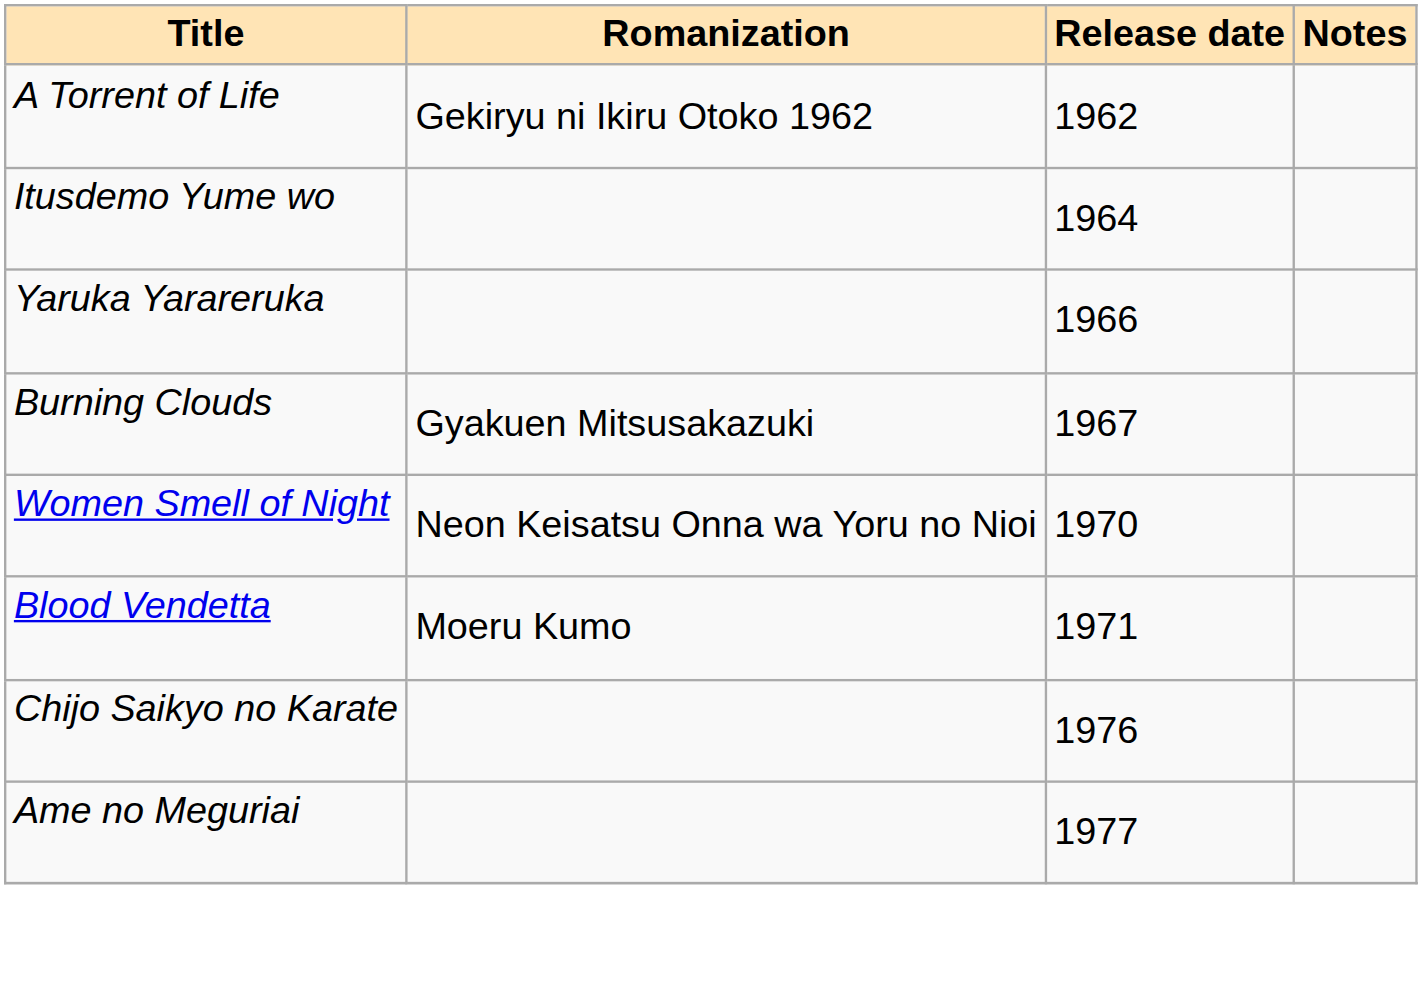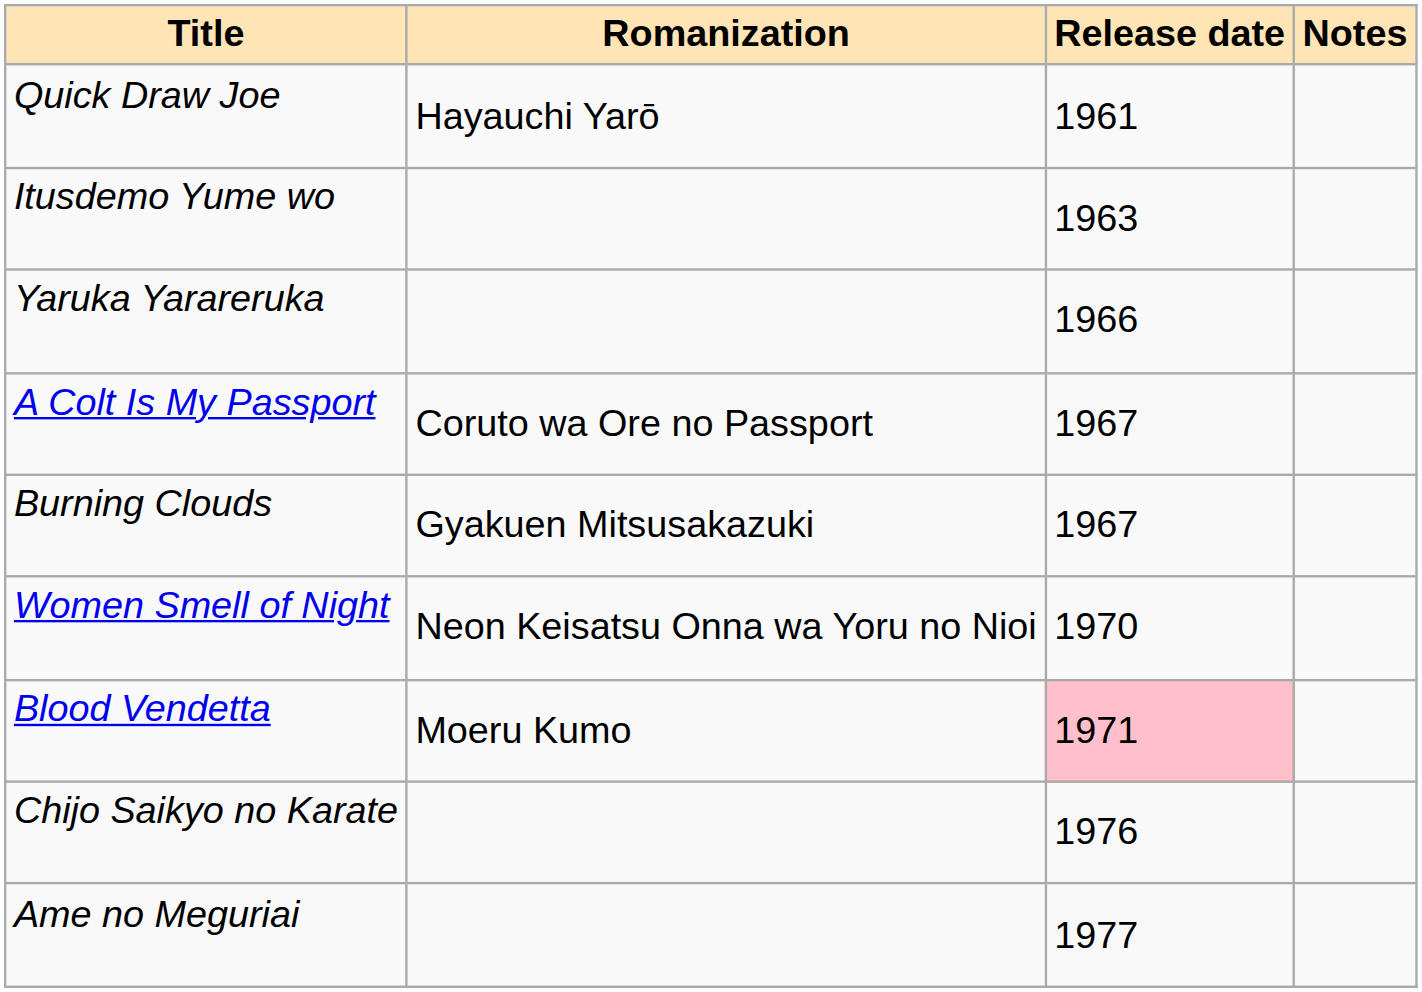+ row: (147, 94)
- row: (147, 94)
(1096, 217) 1964 -> (1096, 217) 1963
+ row: (195, 401)
(1096, 627) no background -> (1096, 729) pink background
